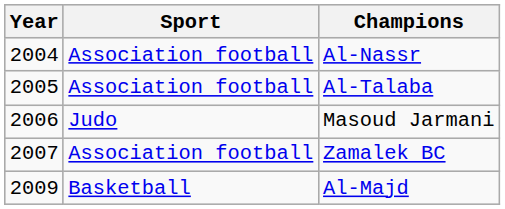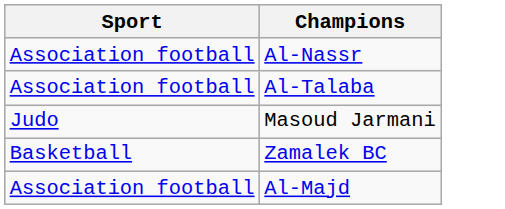- column: (34, 21)
(191, 154) Association football -> (71, 154) Basketball
(130, 188) Basketball -> (132, 188) Association football
